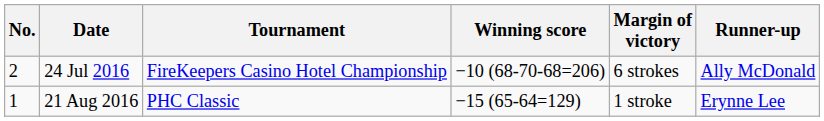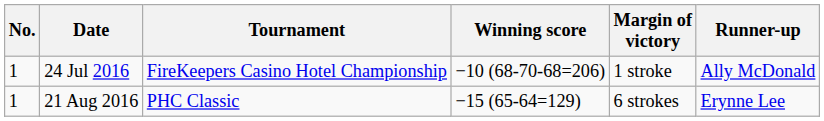(13, 71) 2 -> (13, 71) 1
(646, 71) 6 strokes -> (643, 71) 1 stroke
(643, 101) 1 stroke -> (646, 101) 6 strokes
